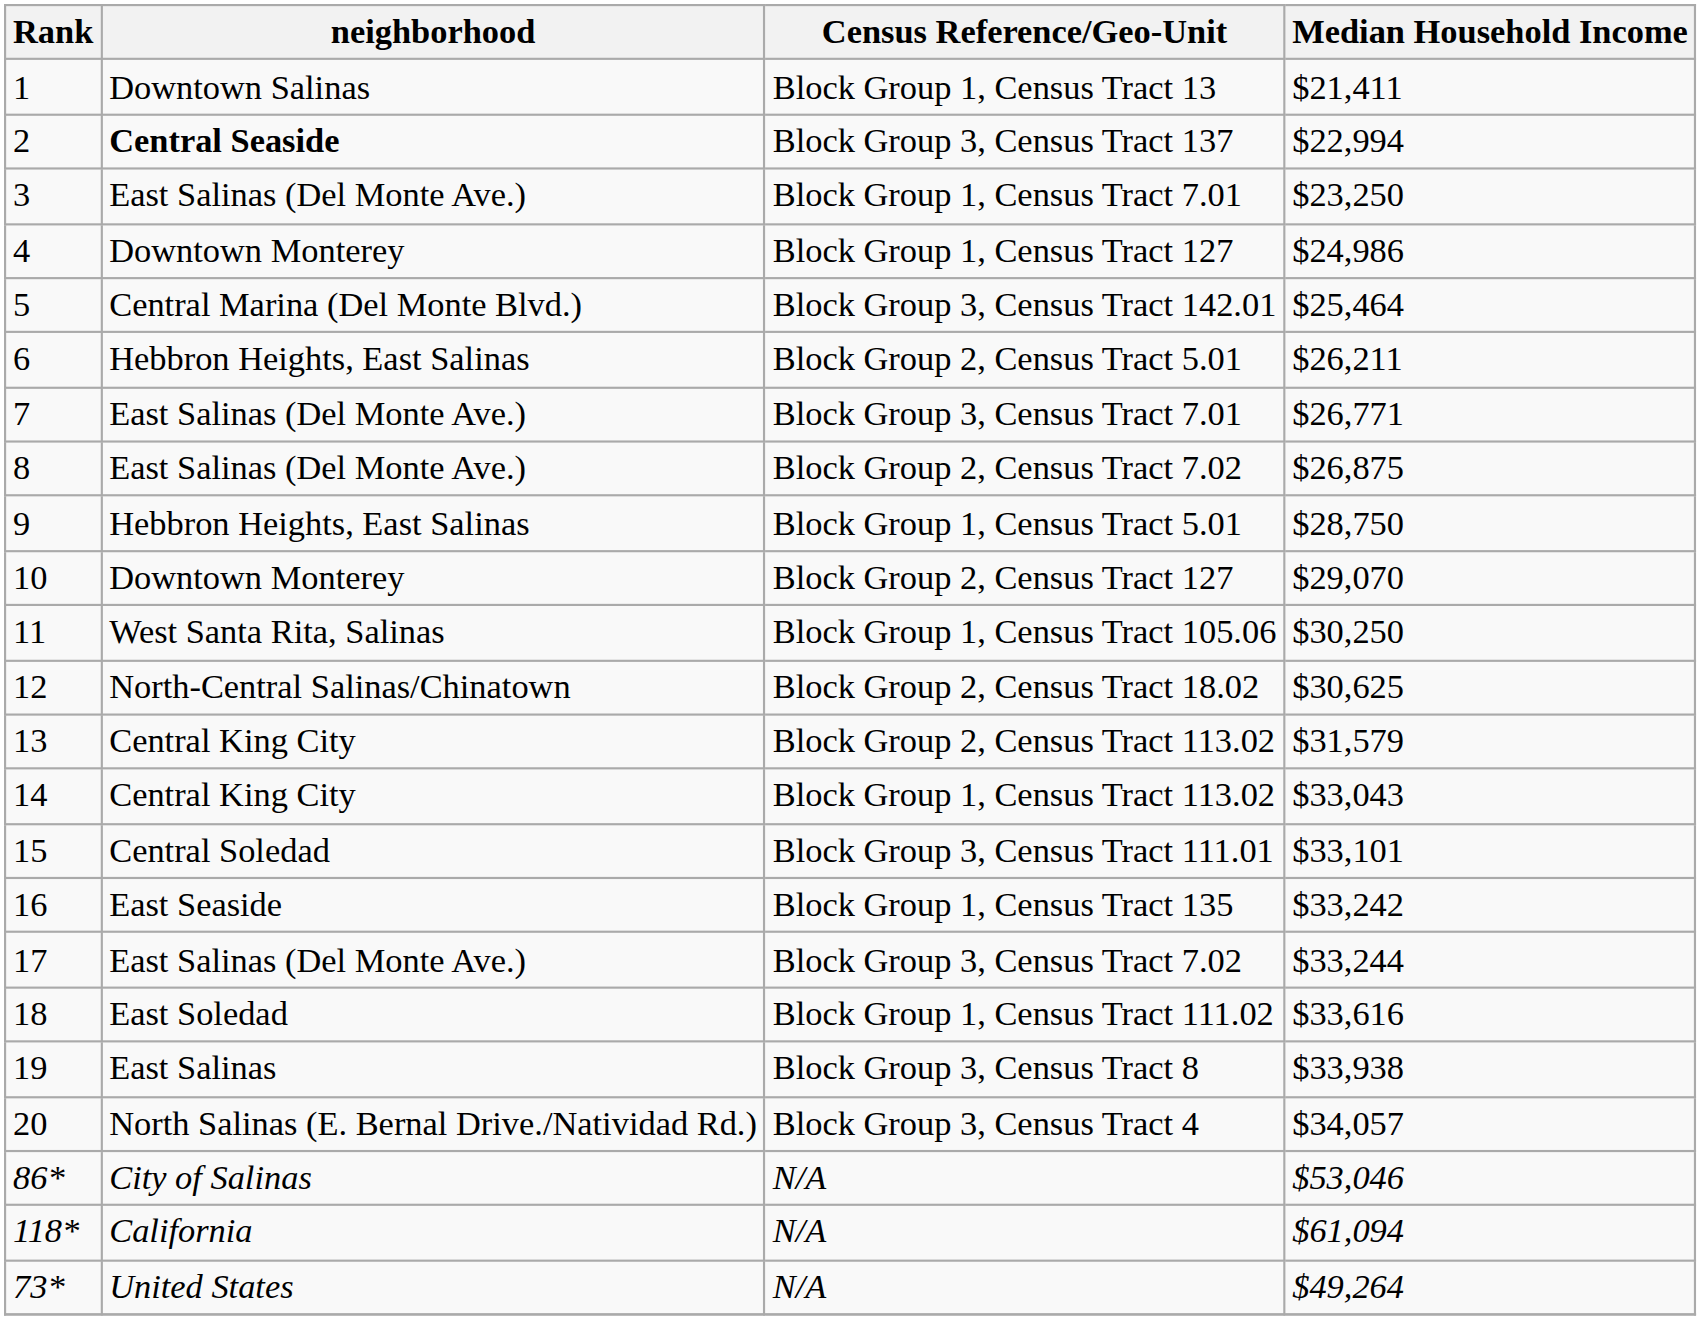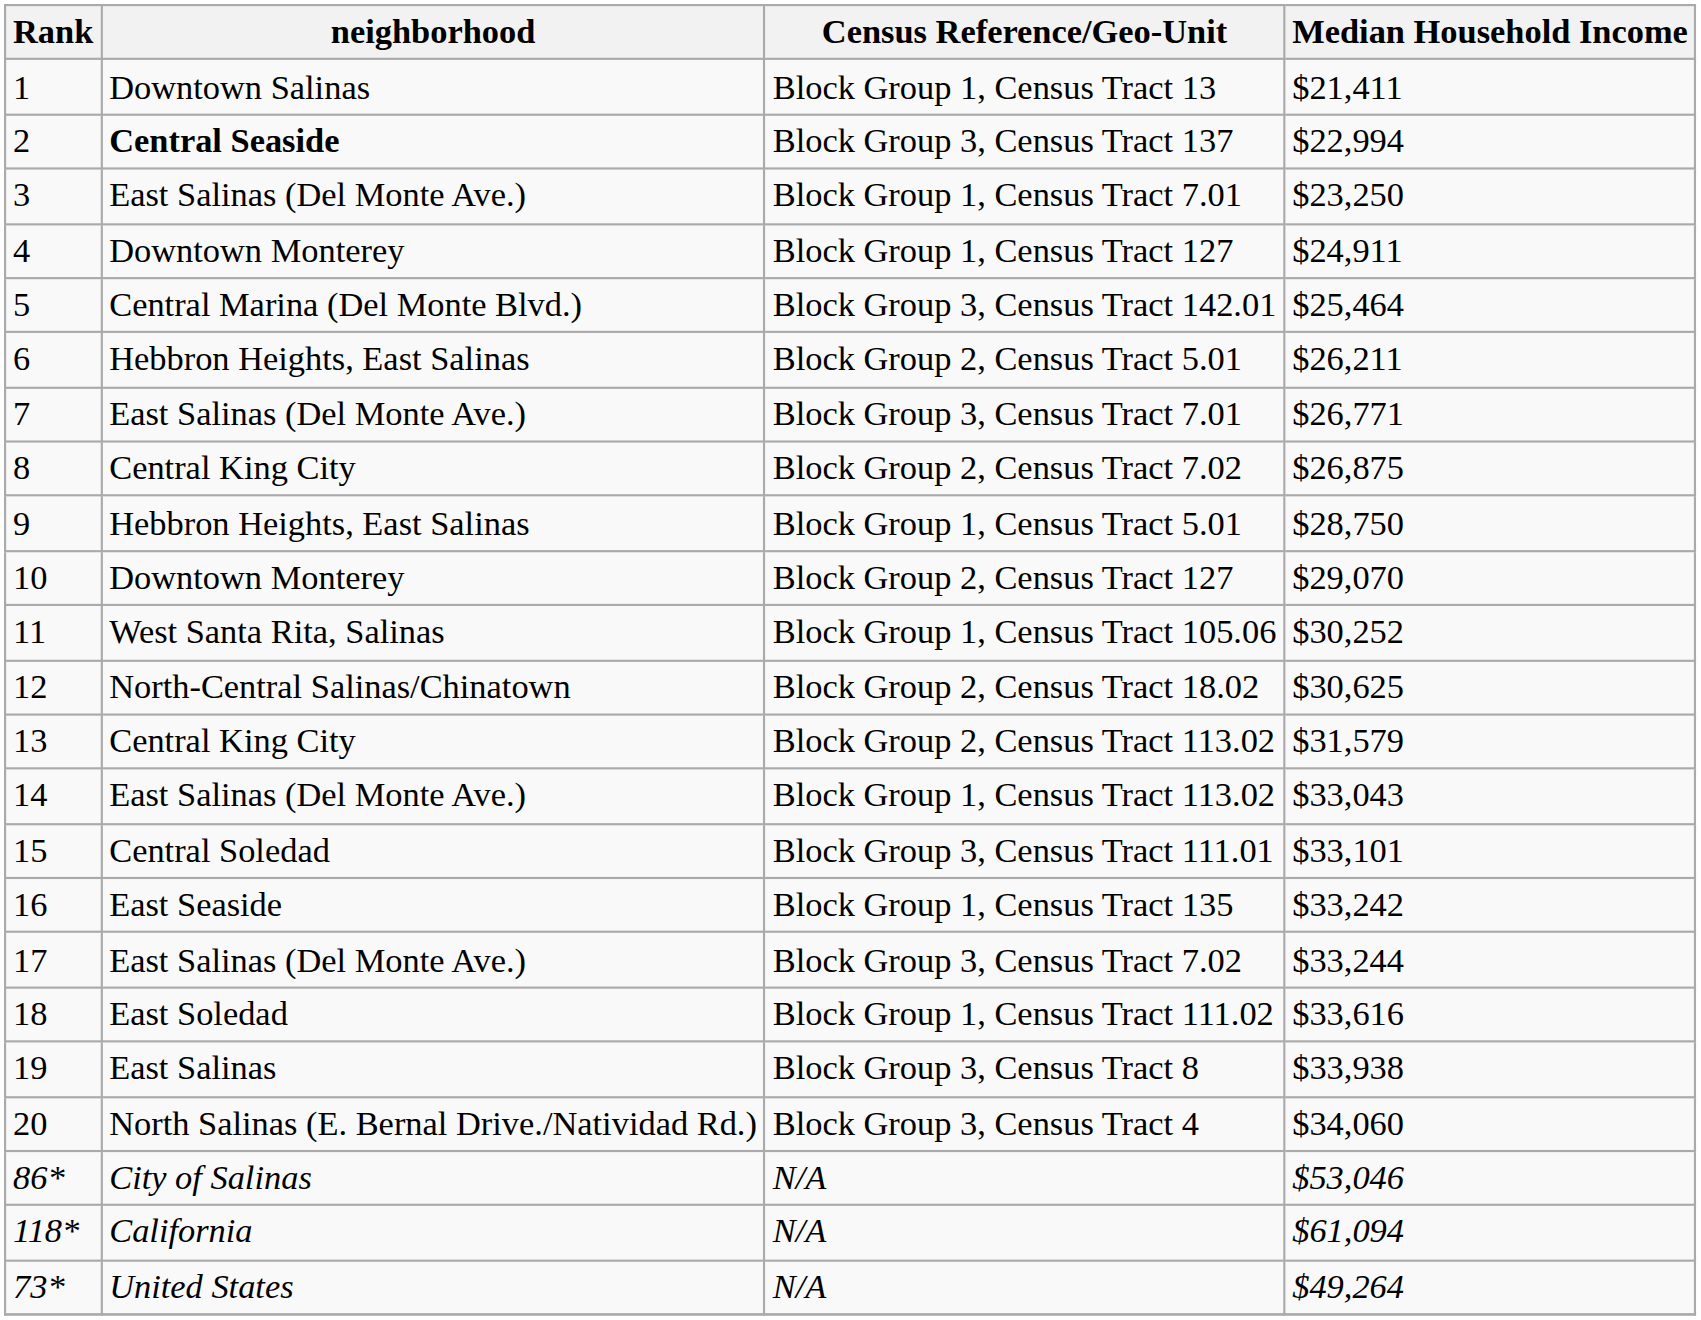(1348, 250) $24,986 -> (1347, 250) $24,911
(318, 468) East Salinas (Del Monte Ave.) -> (232, 468) Central King City
(1348, 631) $30,250 -> (1348, 631) $30,252
(232, 795) Central King City -> (318, 795) East Salinas (Del Monte Ave.)
(1348, 1122) $34,057 -> (1348, 1122) $34,060
